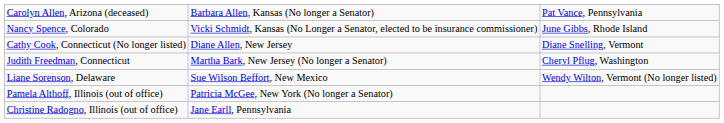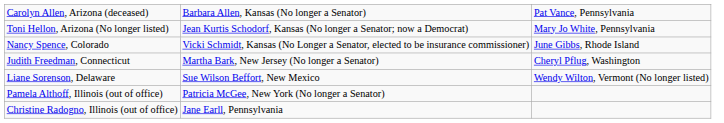+ row: (88, 28)
- row: (96, 45)
